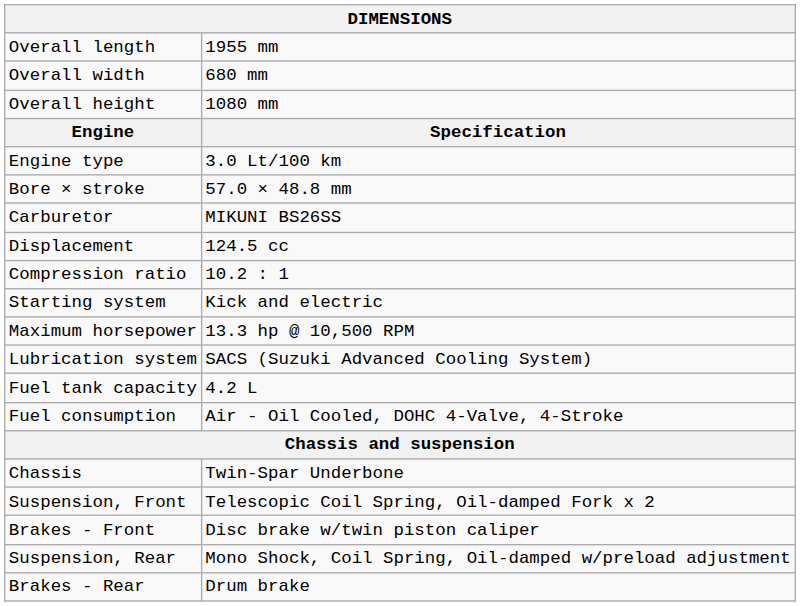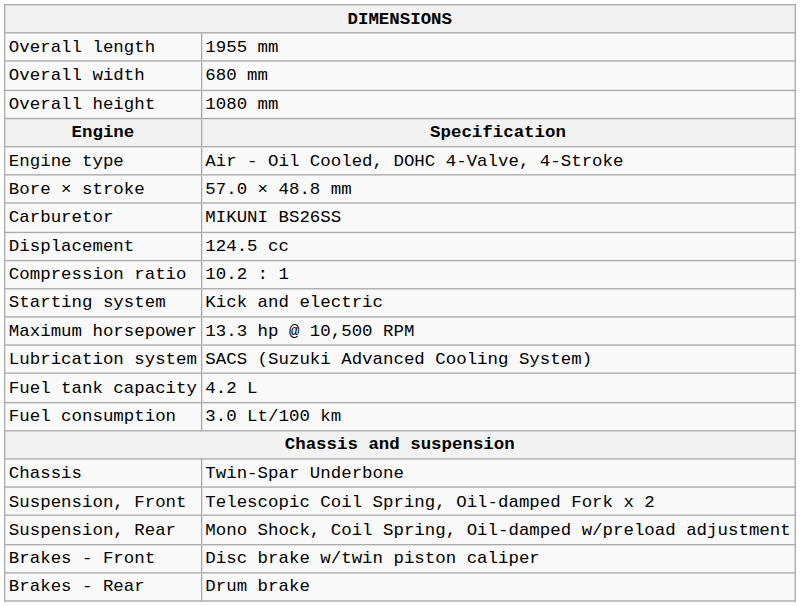(273, 161) 3.0 Lt/100 km -> (414, 161) Air - Oil Cooled, DOHC 4-Valve, 4-Stroke
(414, 416) Air - Oil Cooled, DOHC 4-Valve, 4-Stroke -> (273, 416) 3.0 Lt/100 km
rows swapped: (92, 558) <-> (82, 530)
